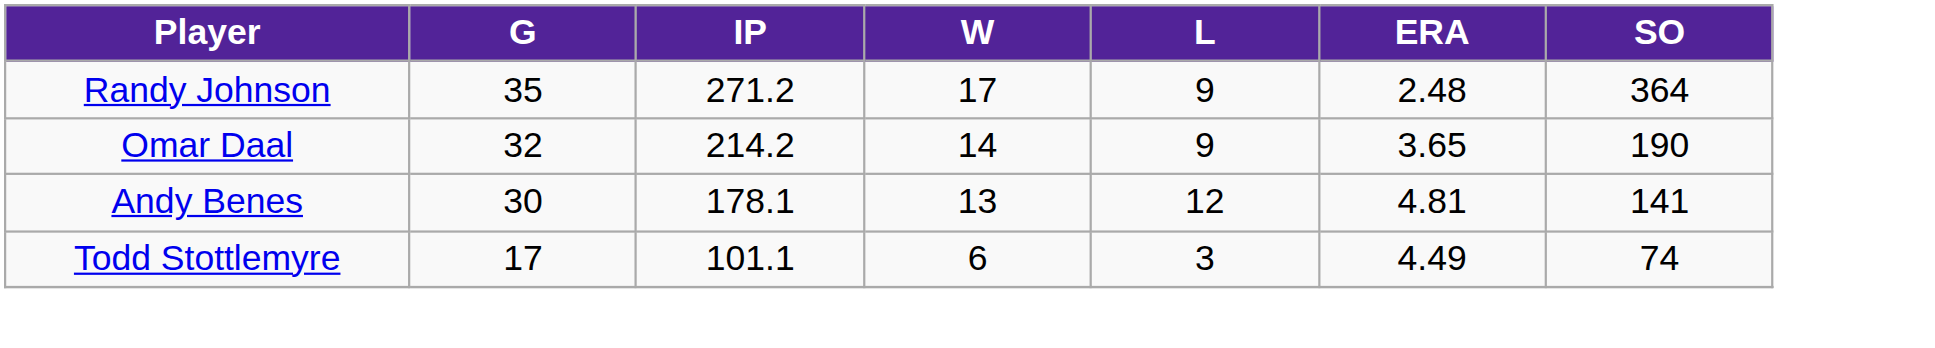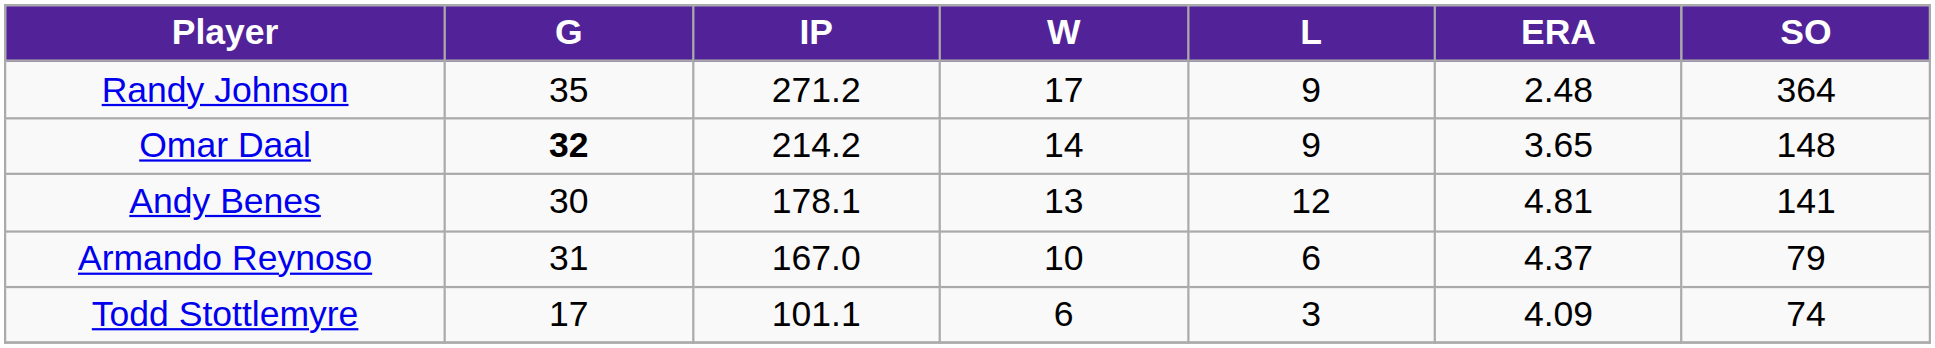(523, 145) normal -> (569, 145) bold
(1660, 145) 190 -> (1806, 145) 148
+ row: (225, 257)
(1432, 257) 4.49 -> (1559, 314) 4.09
